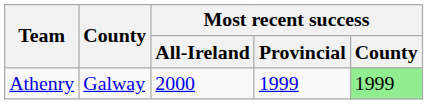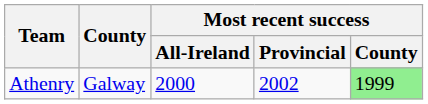(279, 83) 1999 -> (279, 83) 2002
